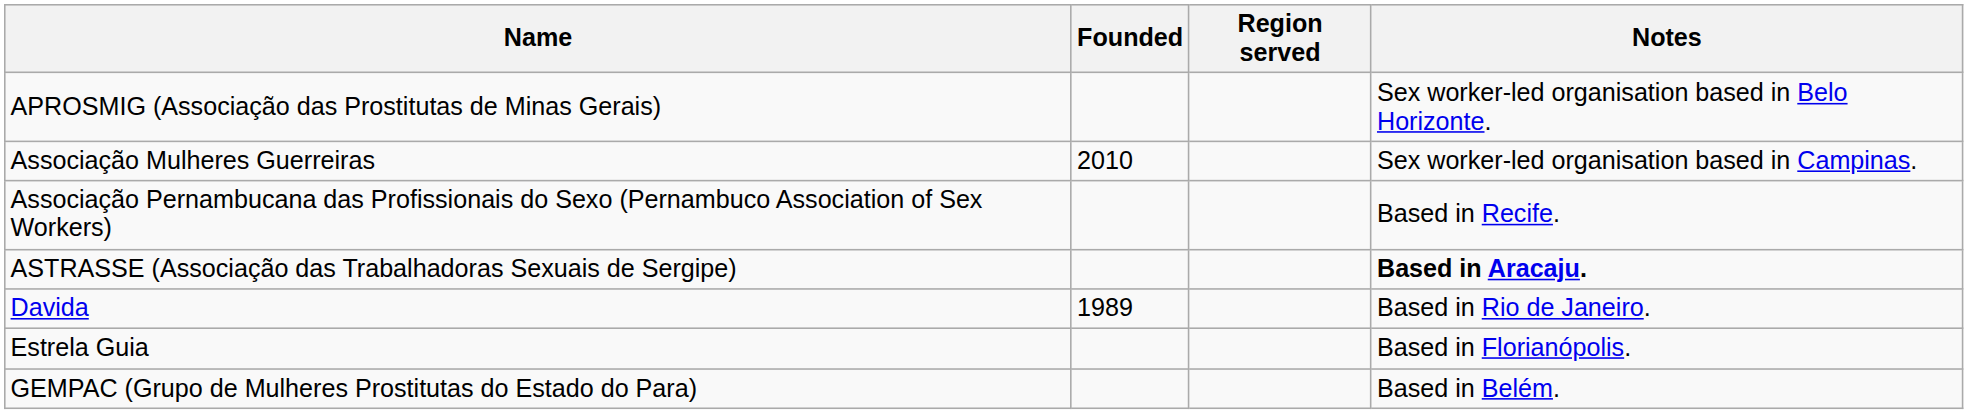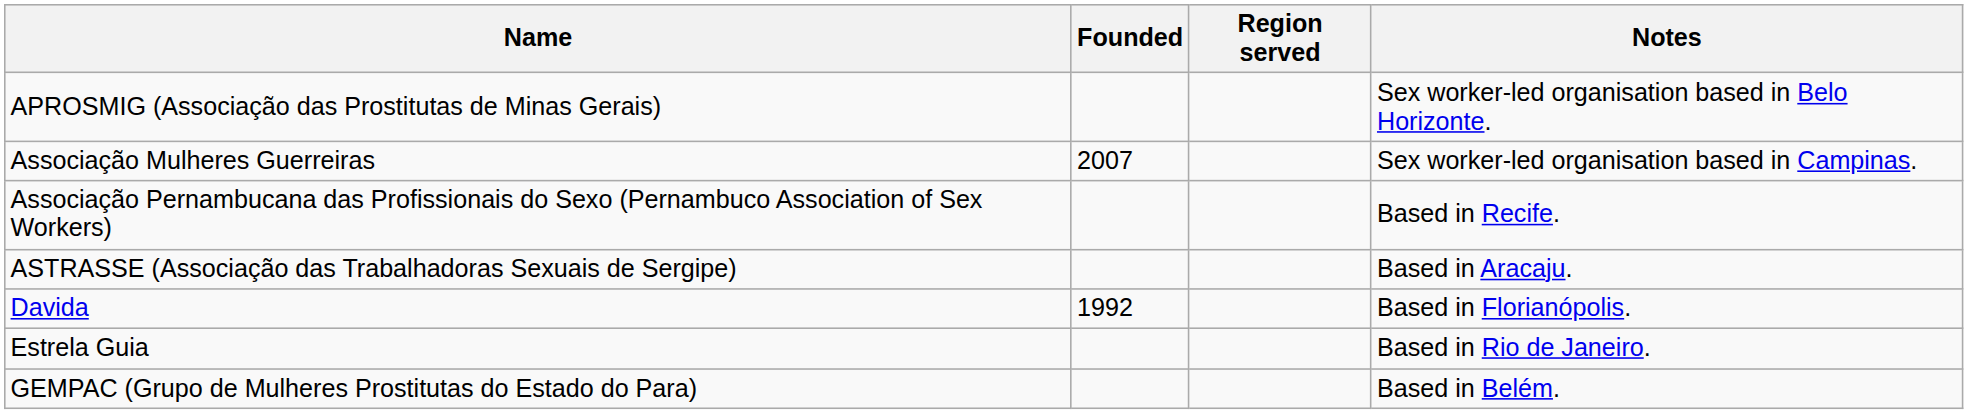(1105, 160) 2010 -> (1105, 160) 2007
(1482, 268) bold -> (1475, 268) normal
(1105, 308) 1989 -> (1105, 308) 1992
(1514, 308) Based in Rio de Janeiro. -> (1504, 308) Based in Florianópolis.
(1504, 348) Based in Florianópolis. -> (1514, 348) Based in Rio de Janeiro.
